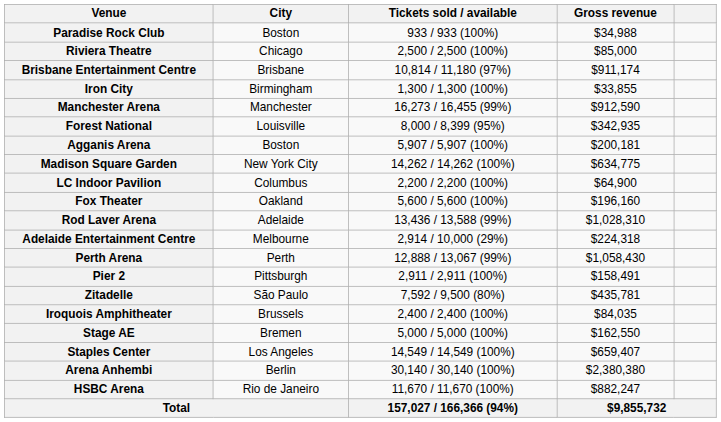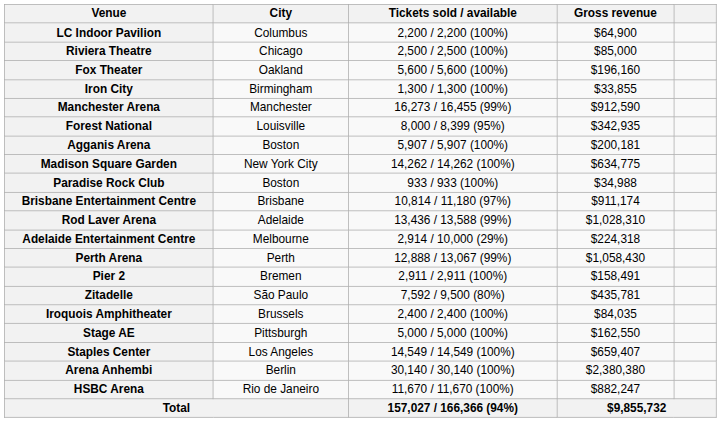rows swapped: (109, 32) <-> (109, 182)
rows swapped: (109, 201) <-> (109, 70)
(281, 276) Pittsburgh -> (281, 276) Bremen
(281, 333) Bremen -> (281, 333) Pittsburgh
